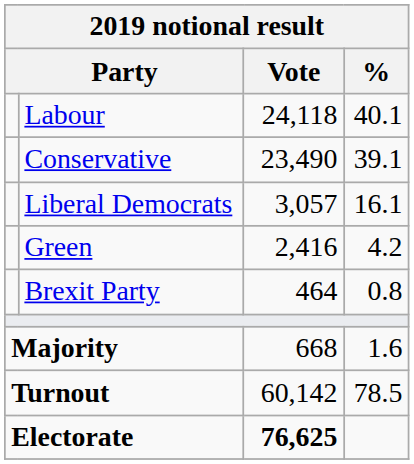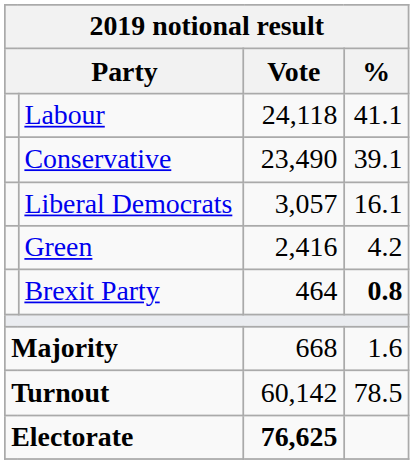(378, 114) 40.1 -> (378, 114) 41.1
(385, 291) normal -> (385, 291) bold
